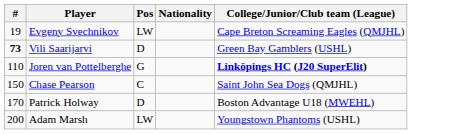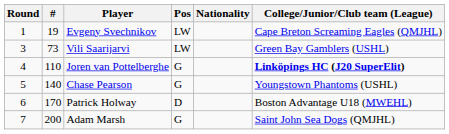+ column: (23, 13)
(15, 48) bold -> (53, 48) normal
(141, 48) D -> (182, 48) LW
(15, 84) 150 -> (53, 84) 140
(140, 84) C -> (178, 84) G
(287, 84) Saint John Sea Dogs (QMJHL) -> (326, 84) Youngstown Phantoms (USHL)
(145, 119) LW -> (178, 119) G
(288, 119) Youngstown Phantoms (USHL) -> (325, 119) Saint John Sea Dogs (QMJHL)
